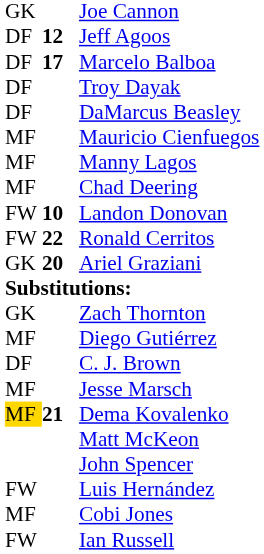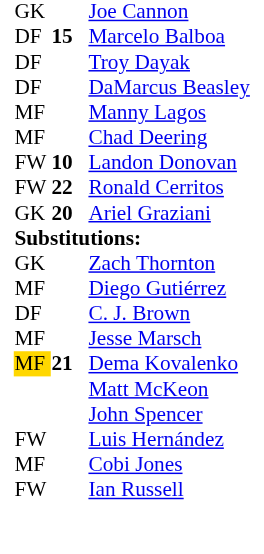- row: (125, 36)
(53, 61) 17 -> (62, 36) 15
- row: (169, 137)
